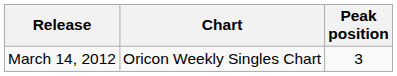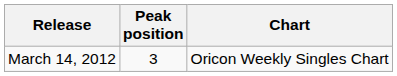columns swapped: (222, 25) <-> (359, 25)
